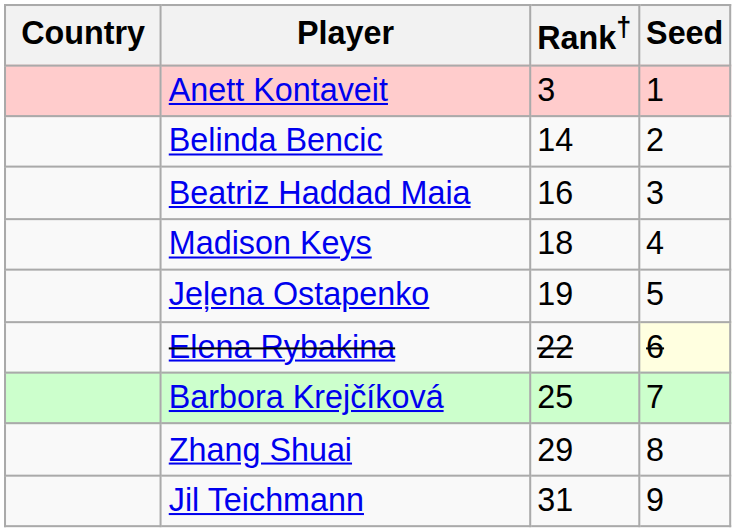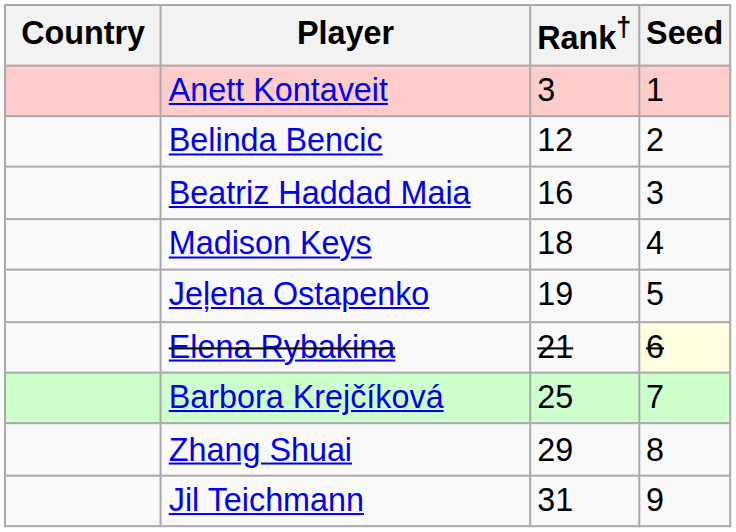(555, 141) 14 -> (555, 141) 12
(555, 346) 22 -> (555, 346) 21
